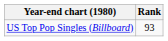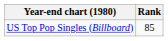(149, 28) 93 -> (149, 28) 85
